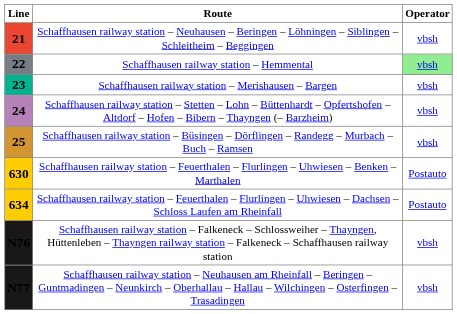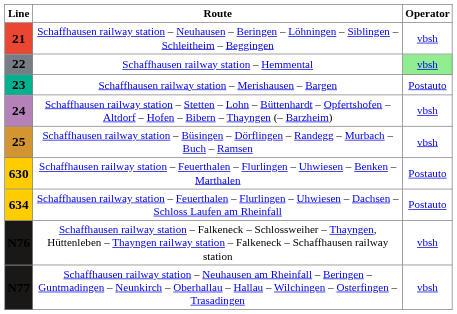(427, 84) vbsh -> (427, 84) Postauto
